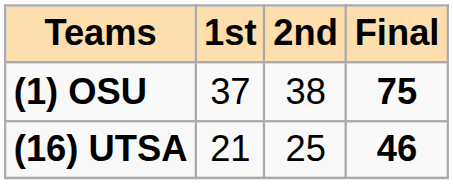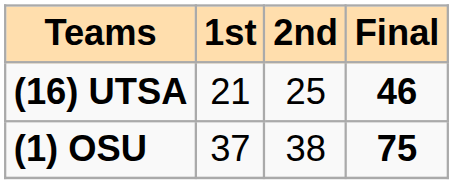rows swapped: (101, 148) <-> (80, 91)
